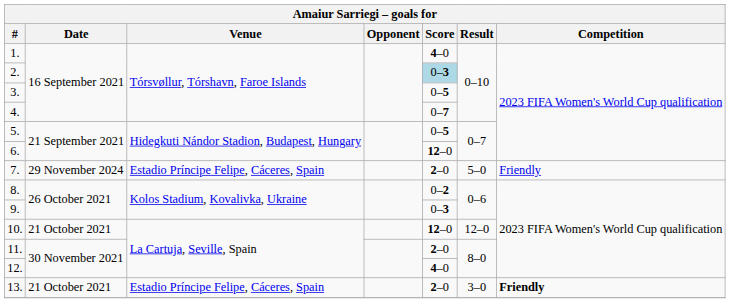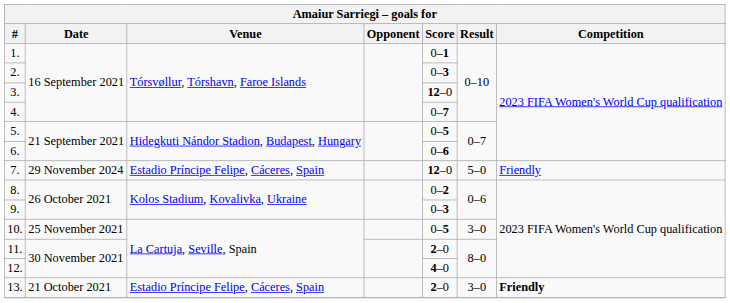(440, 53) 4–0 -> (440, 53) 0–1
(440, 72) lightblue background -> (440, 72) no background
(440, 92) 0–5 -> (440, 92) 12–0
(440, 151) 12–0 -> (440, 151) 0–6
(440, 170) 2–0 -> (440, 170) 12–0
(70, 229) 21 October 2021 -> (76, 229) 25 November 2021
(440, 229) 12–0 -> (440, 229) 0–5
(477, 229) 12–0 -> (477, 229) 3–0
